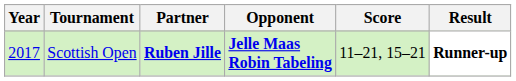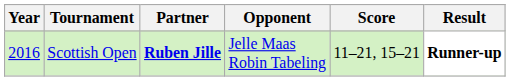(24, 53) 2017 -> (24, 53) 2016
(280, 53) bold -> (277, 53) normal
